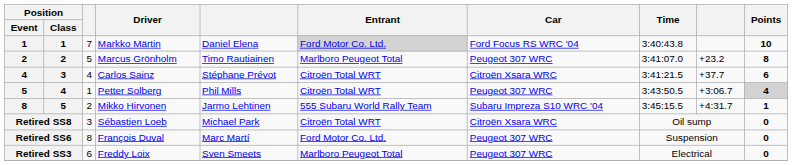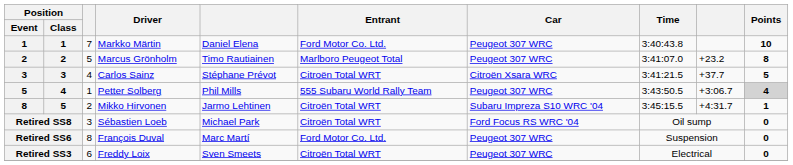(343, 43) lightgrey background -> (343, 43) no background
(524, 43) Ford Focus RS WRC '04 -> (511, 43) Peugeot 307 WRC
(24, 74) 4 -> (24, 74) 3
(766, 74) 6 -> (766, 74) 5
(340, 90) Citroën Total WRT -> (366, 90) 555 Subaru World Rally Team
(366, 106) 555 Subaru World Rally Team -> (340, 106) Citroën Total WRT
(513, 121) Citroën Xsara WRC -> (524, 121) Ford Focus RS WRC '04
(351, 153) Marlboro Peugeot Total -> (340, 153) Citroën Total WRT
